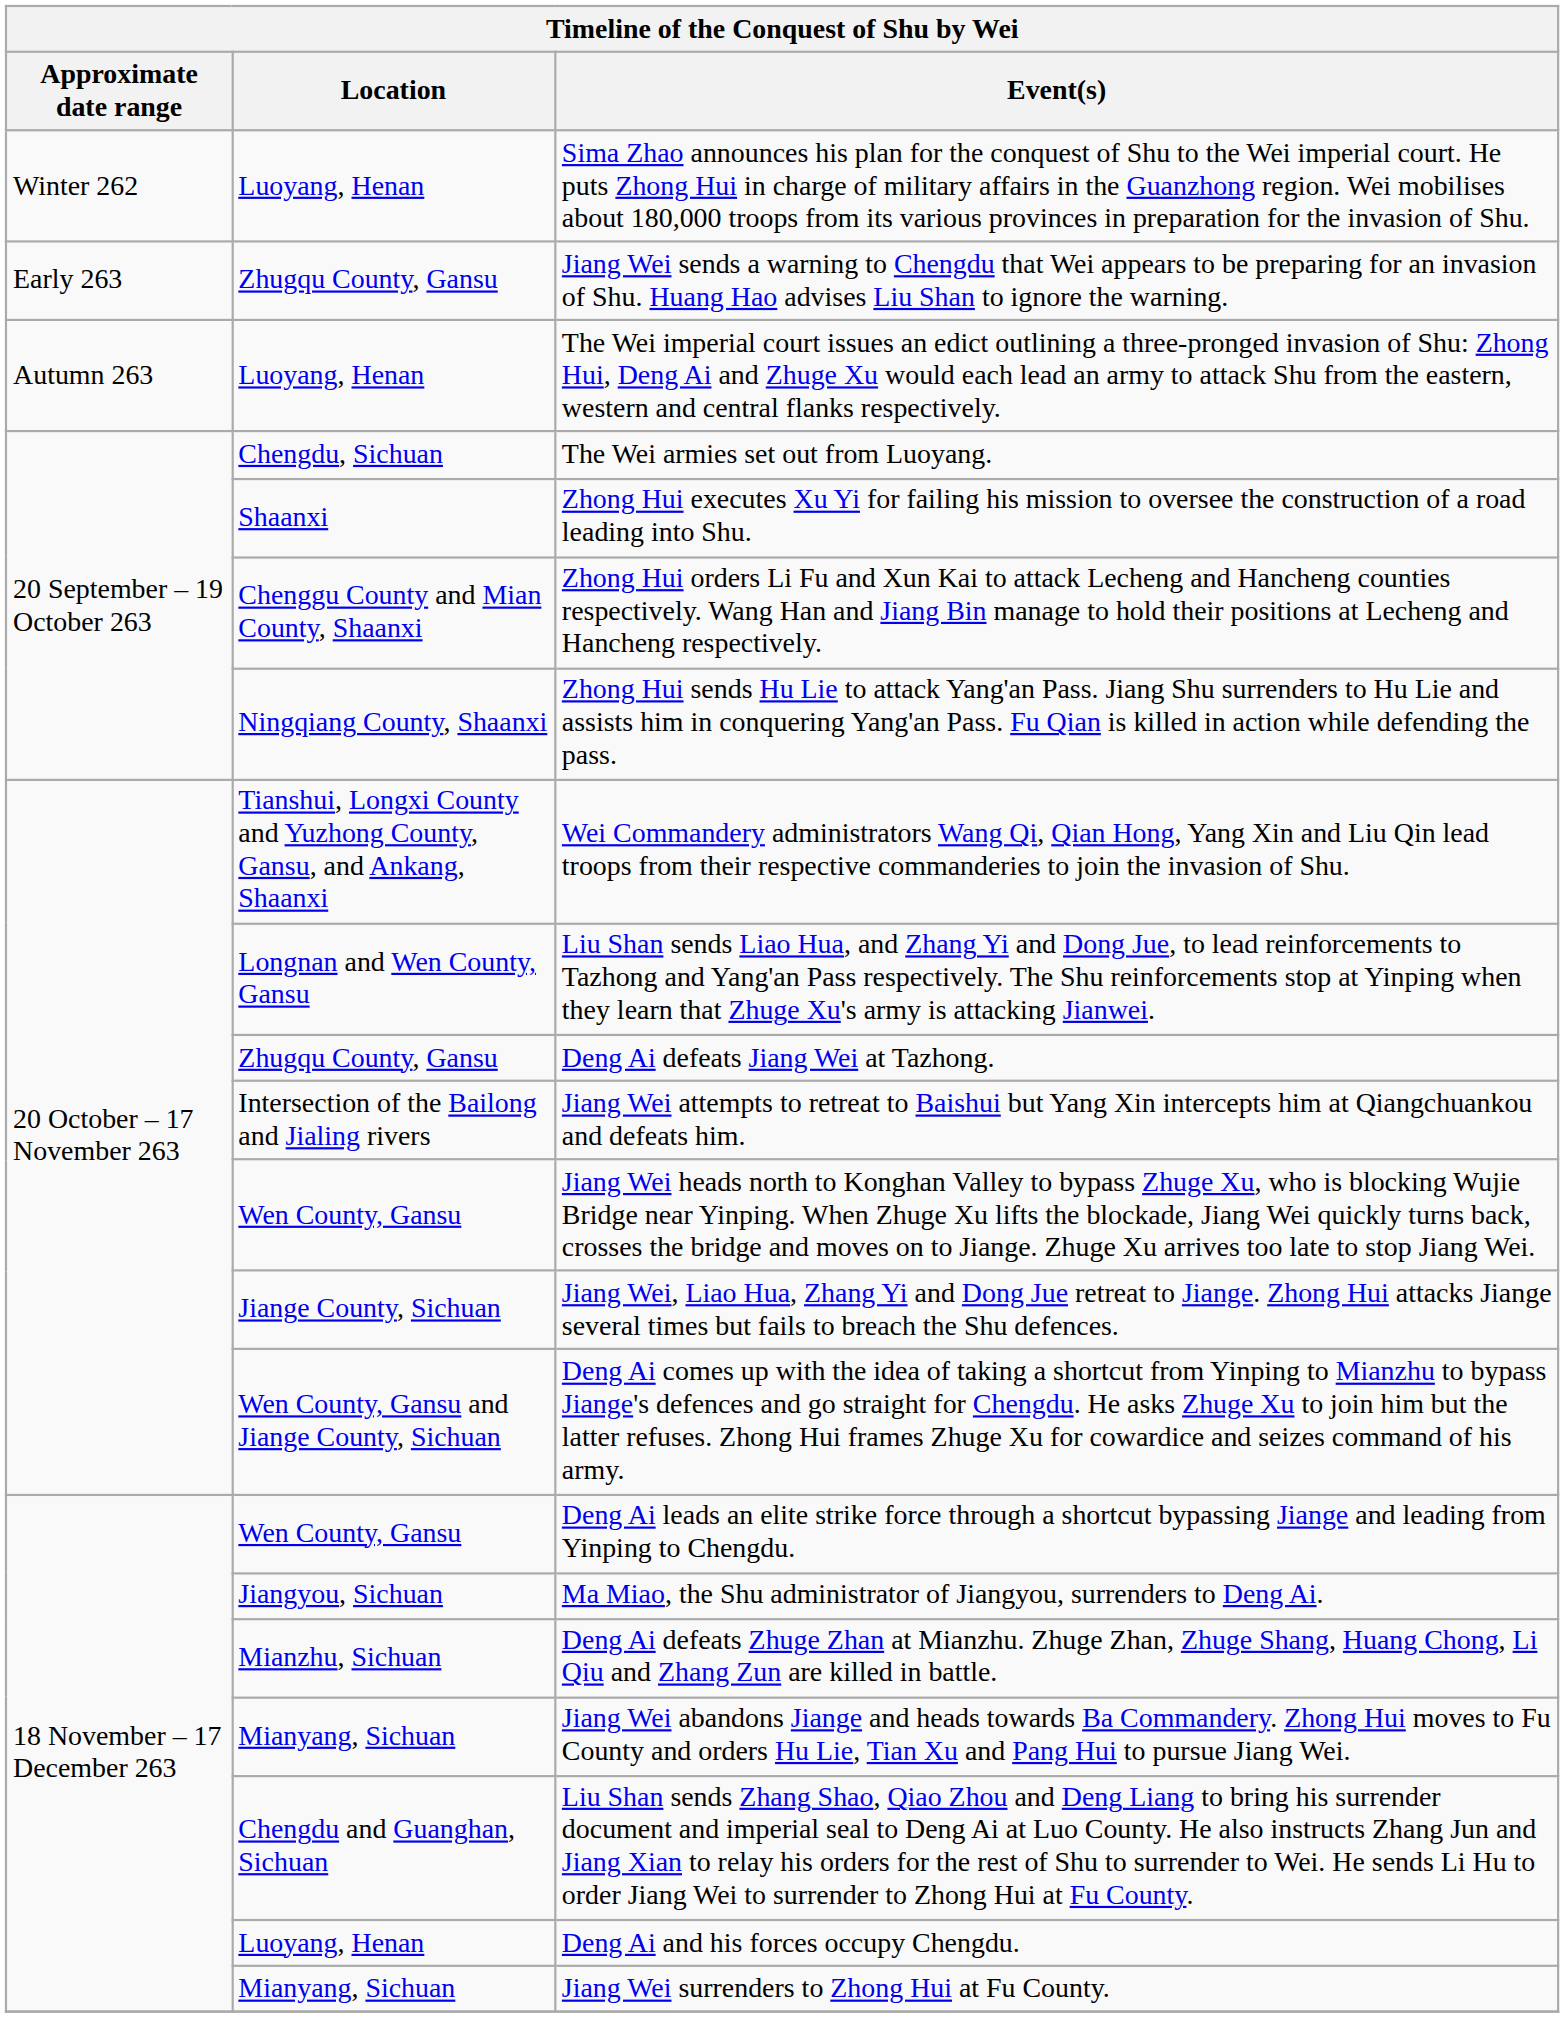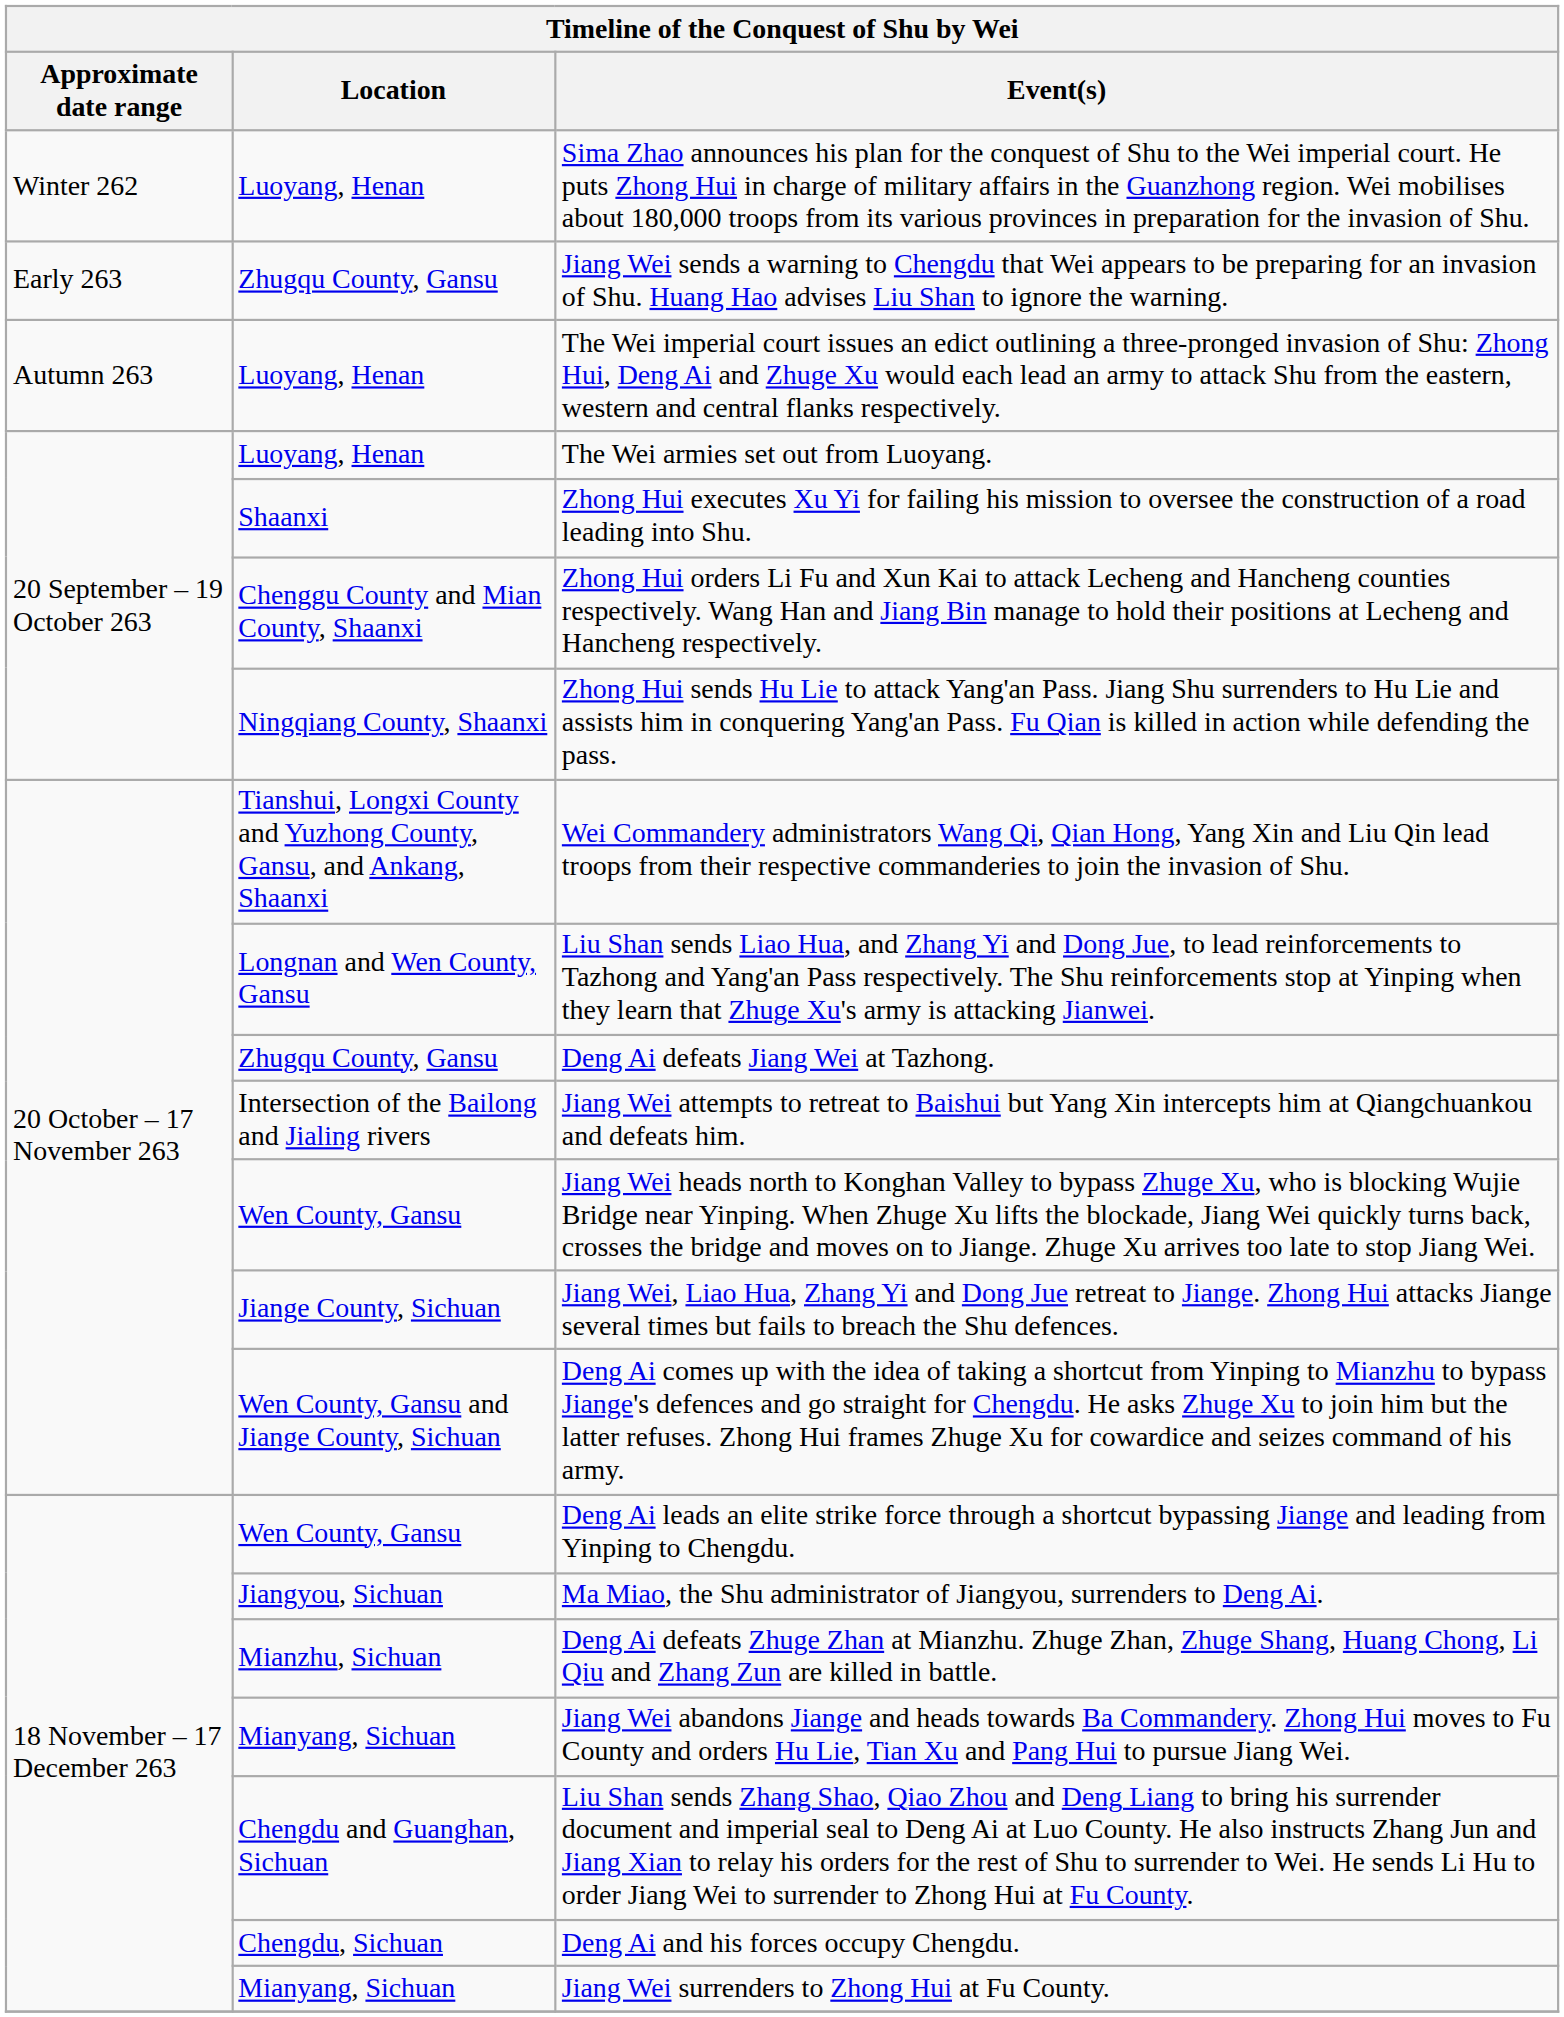(341, 454) Chengdu, Sichuan -> (331, 454) Luoyang, Henan
(331, 1942) Luoyang, Henan -> (341, 1942) Chengdu, Sichuan
